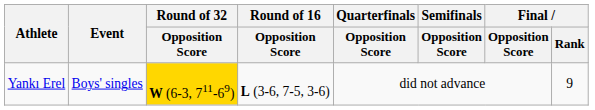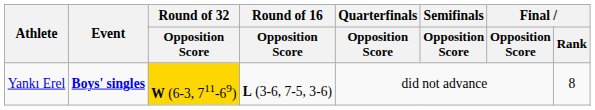(107, 84) normal -> (108, 84) bold
(570, 84) 9 -> (572, 84) 8
